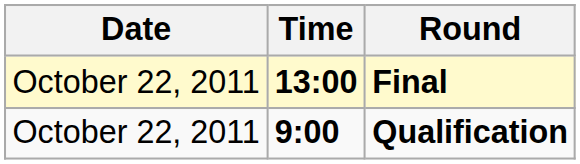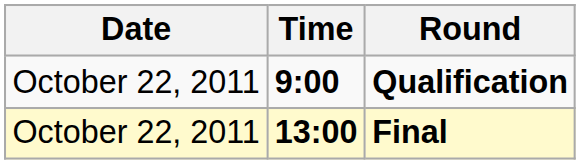rows swapped: (470, 132) <-> (410, 81)
